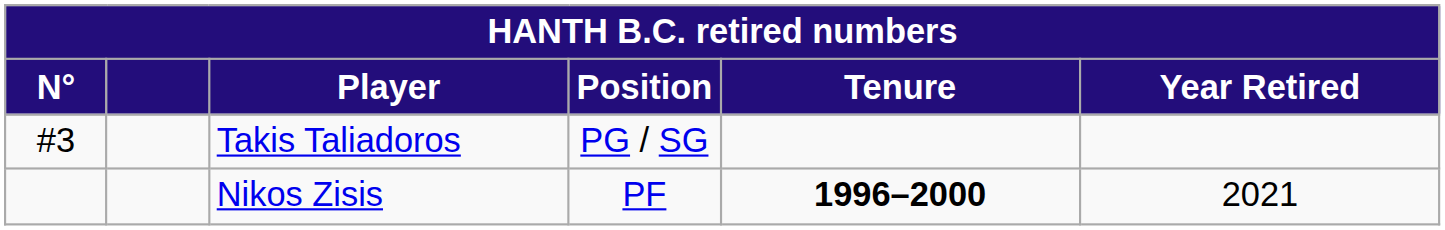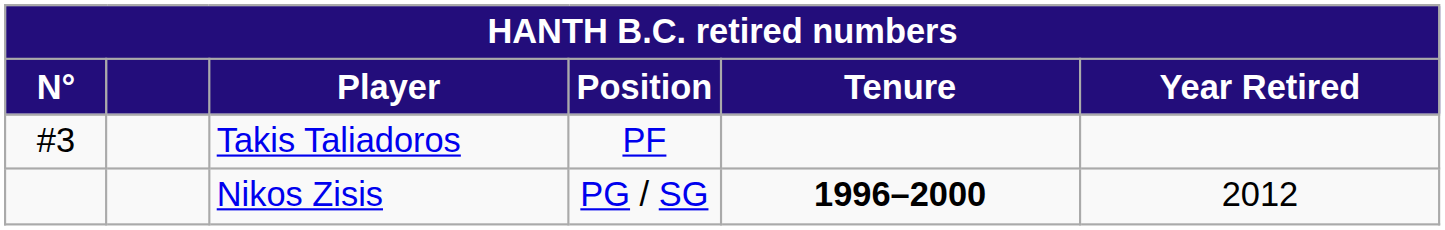(644, 140) PG / SG -> (644, 140) PF
(644, 195) PF -> (644, 195) PG / SG
(1260, 195) 2021 -> (1260, 195) 2012
